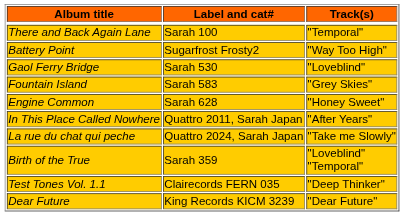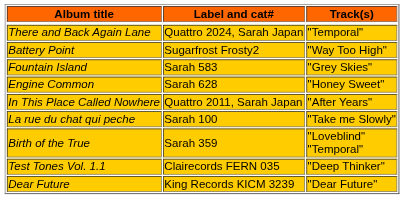(191, 32) Sarah 100 -> (234, 32) Quattro 2024, Sarah Japan
- row: (54, 67)
(234, 136) Quattro 2024, Sarah Japan -> (191, 119) Sarah 100
